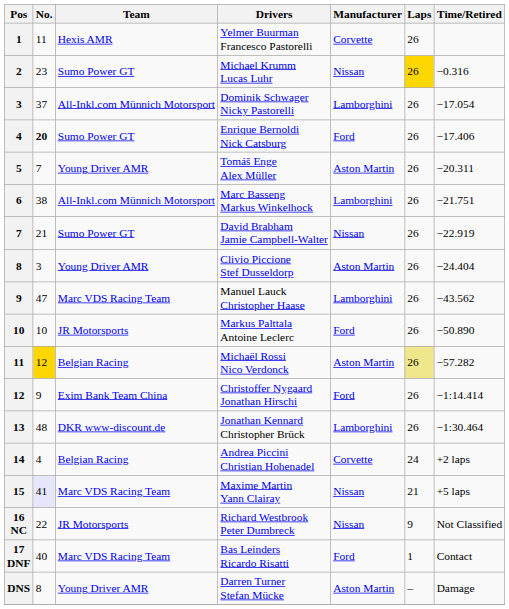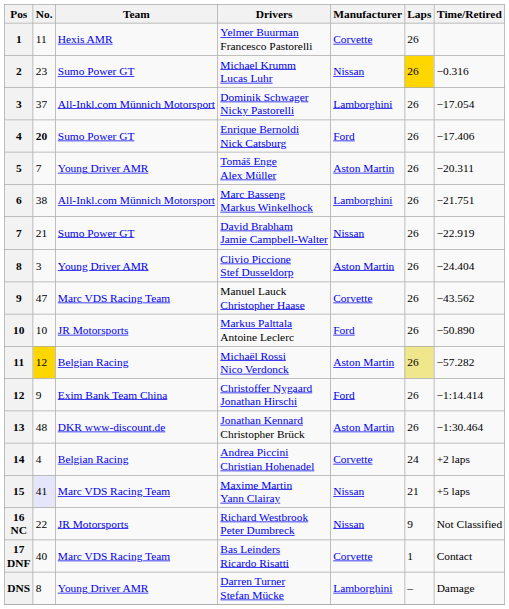(363, 298) Lamborghini -> (353, 298) Corvette
(363, 427) Lamborghini -> (364, 427) Aston Martin
(344, 556) Ford -> (353, 556) Corvette
(364, 588) Aston Martin -> (363, 588) Lamborghini
